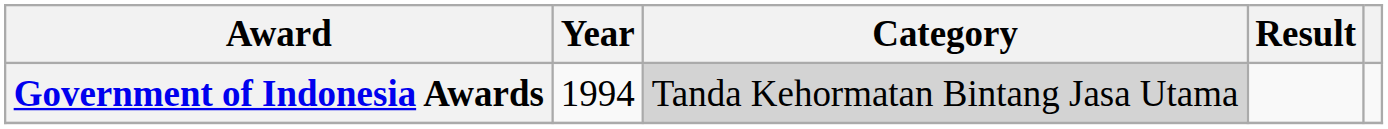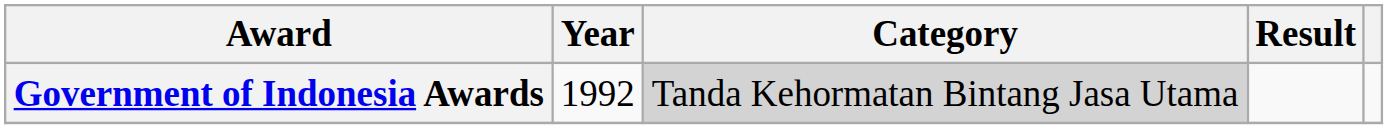(598, 92) 1994 -> (598, 92) 1992
